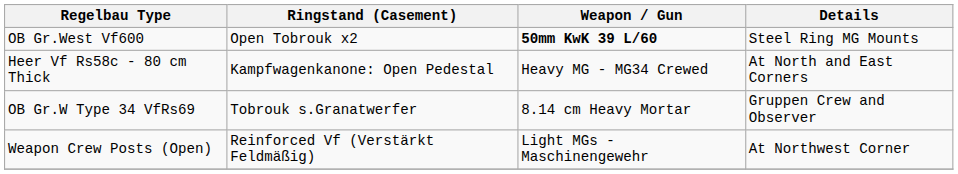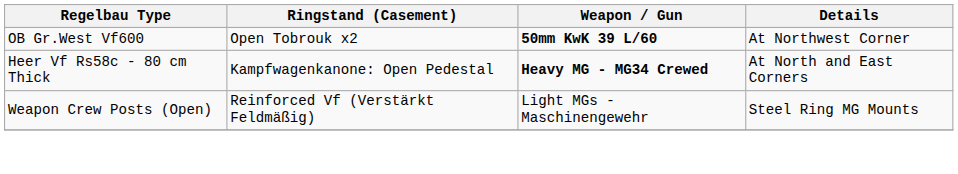(834, 39) Steel Ring MG Mounts -> (829, 39) At Northwest Corner
(615, 70) normal -> (615, 70) bold
- row: (101, 110)
(829, 149) At Northwest Corner -> (834, 110) Steel Ring MG Mounts
